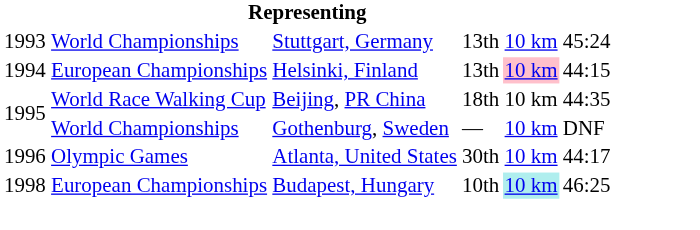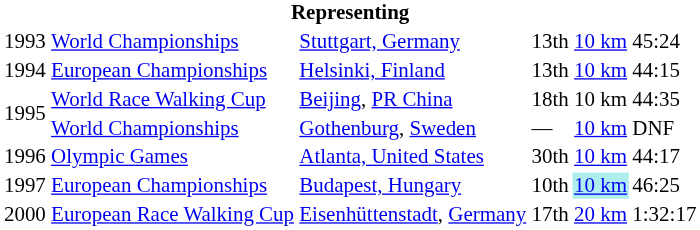(531, 70) pink background -> (601, 70) no background
(25, 185) 1998 -> (25, 185) 1997
+ row: (413, 214)
